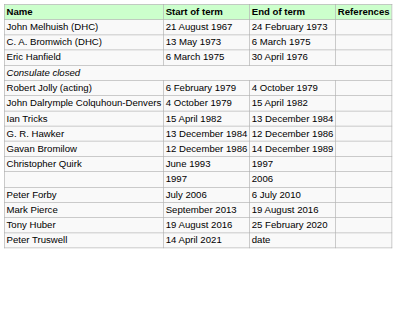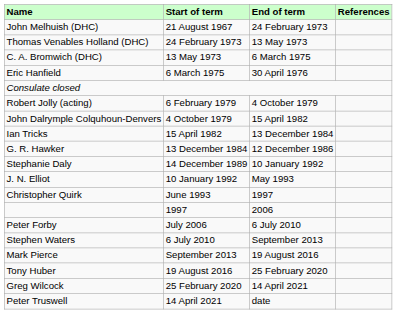+ row: (77, 42)
- row: (42, 149)
+ row: (39, 164)
+ row: (28, 179)
+ row: (41, 240)
+ row: (35, 286)
